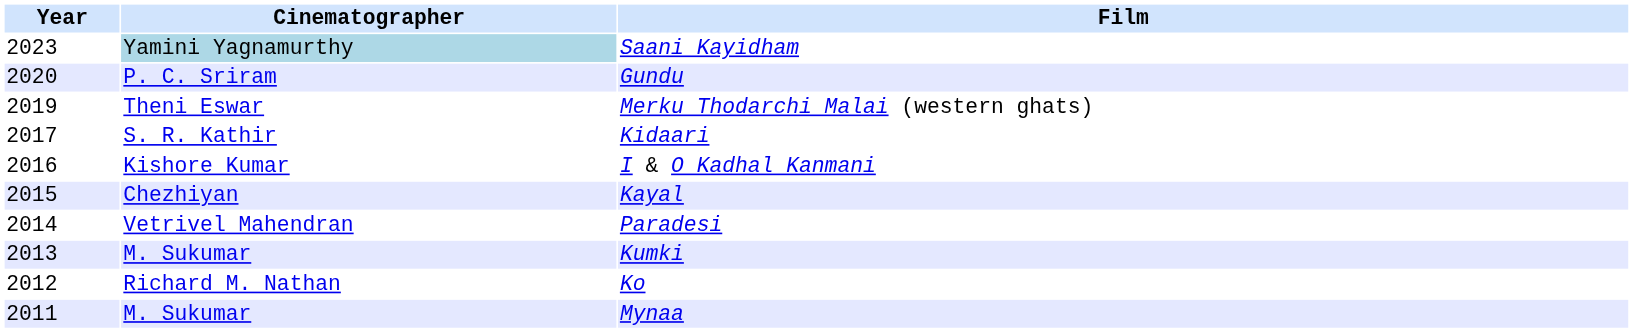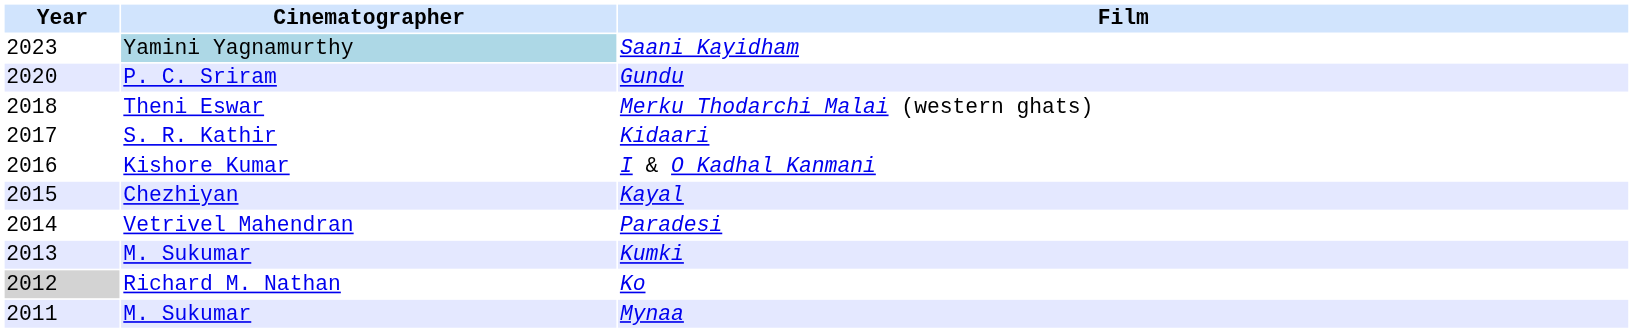(32, 107) 2019 -> (32, 107) 2018
(32, 284) no background -> (32, 284) lightgrey background
